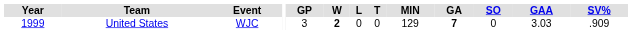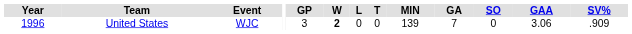(33, 23) 1999 -> (33, 23) 1996
(410, 23) 129 -> (410, 23) 139
(454, 23) bold -> (454, 23) normal
(541, 23) 3.03 -> (541, 23) 3.06
